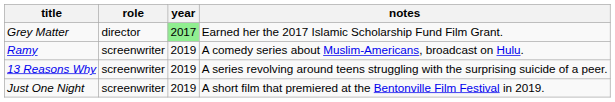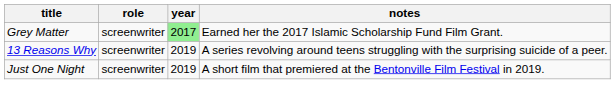(121, 32) director -> (133, 32) screenwriter
- row: (22, 50)
